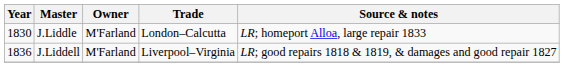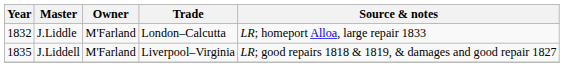(19, 33) 1830 -> (19, 33) 1832
(19, 52) 1836 -> (19, 52) 1835
